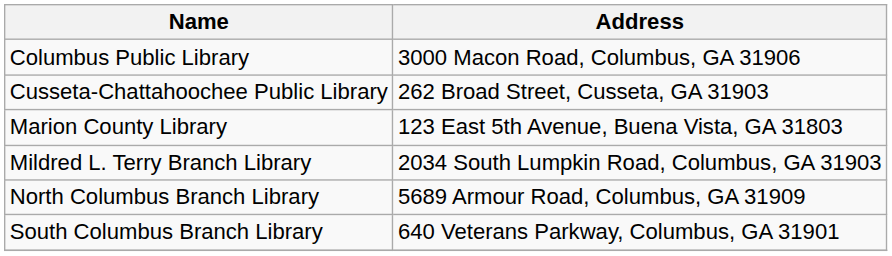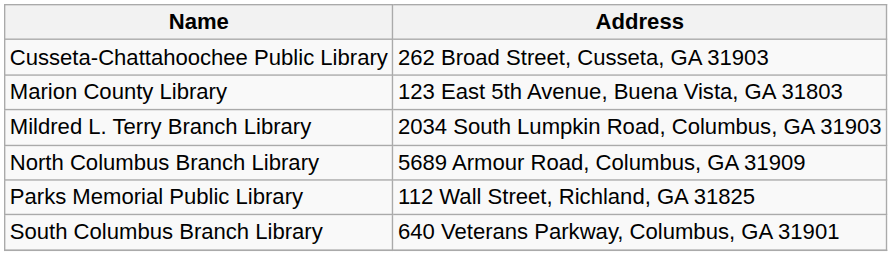- row: (129, 57)
+ row: (156, 197)
